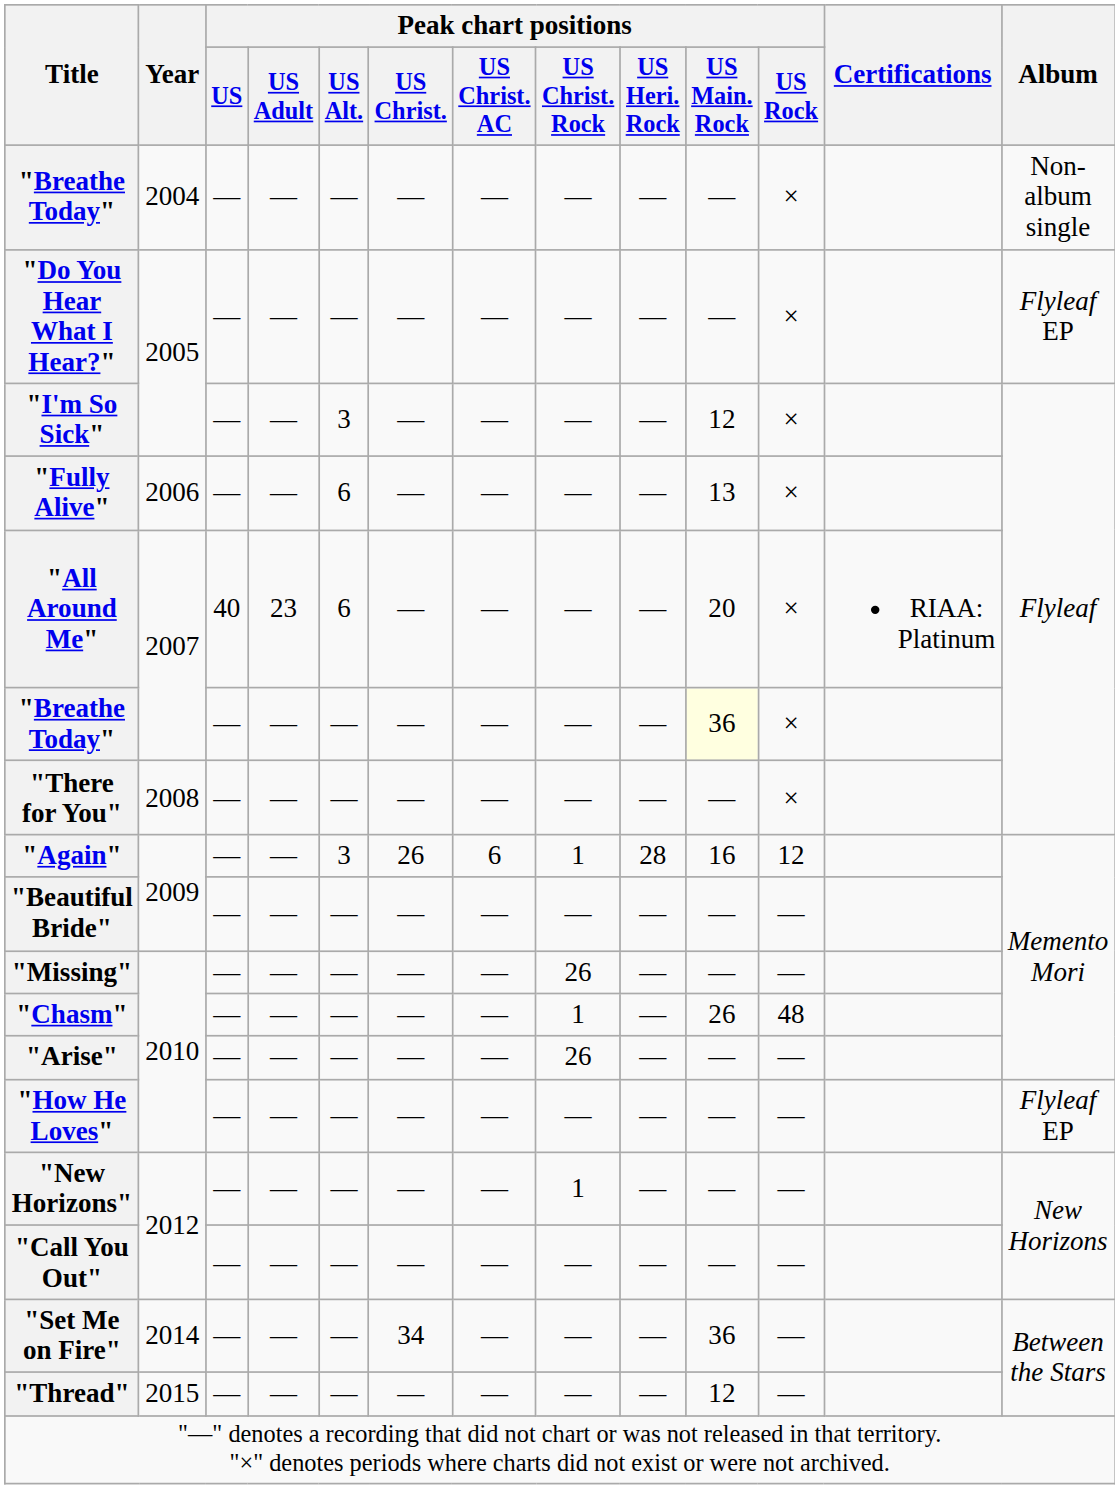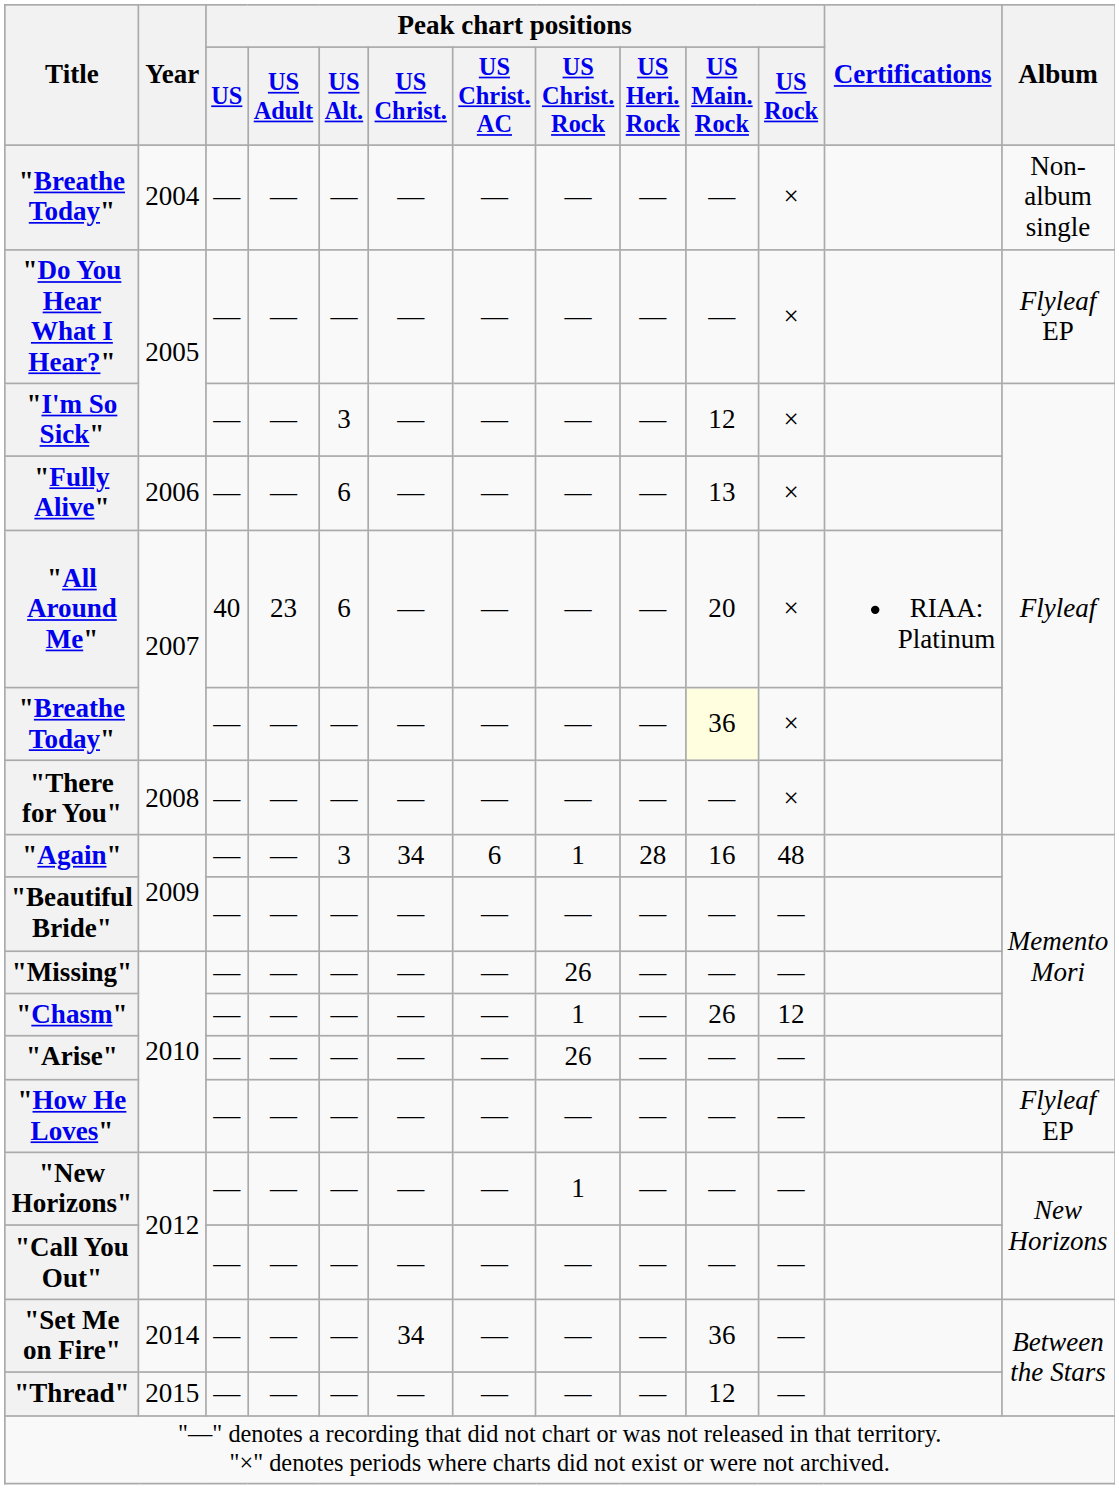(411, 855) 26 -> (411, 855) 34
(791, 855) 12 -> (791, 855) 48
(791, 1014) 48 -> (791, 1014) 12
